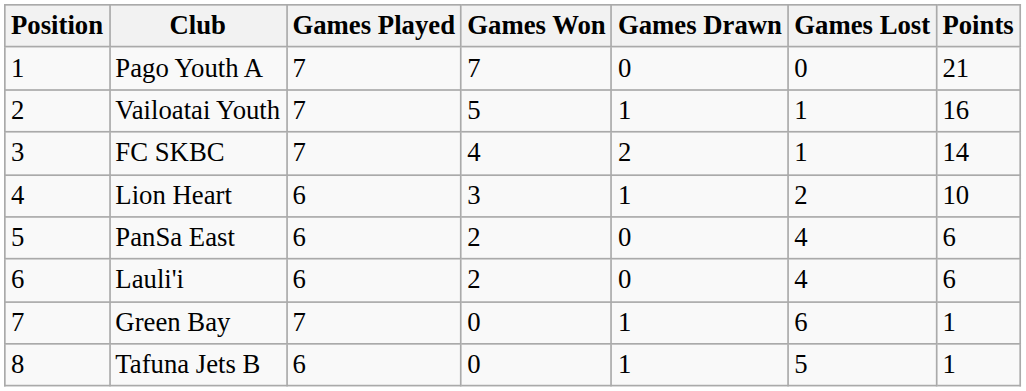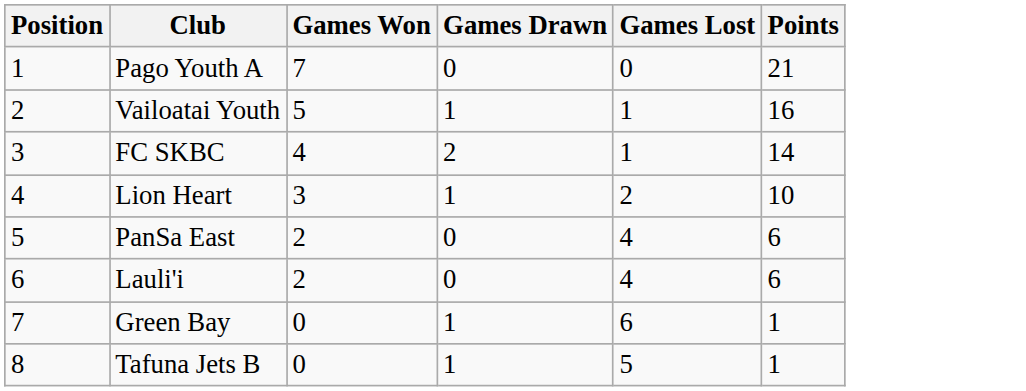- column: (374, 25)
